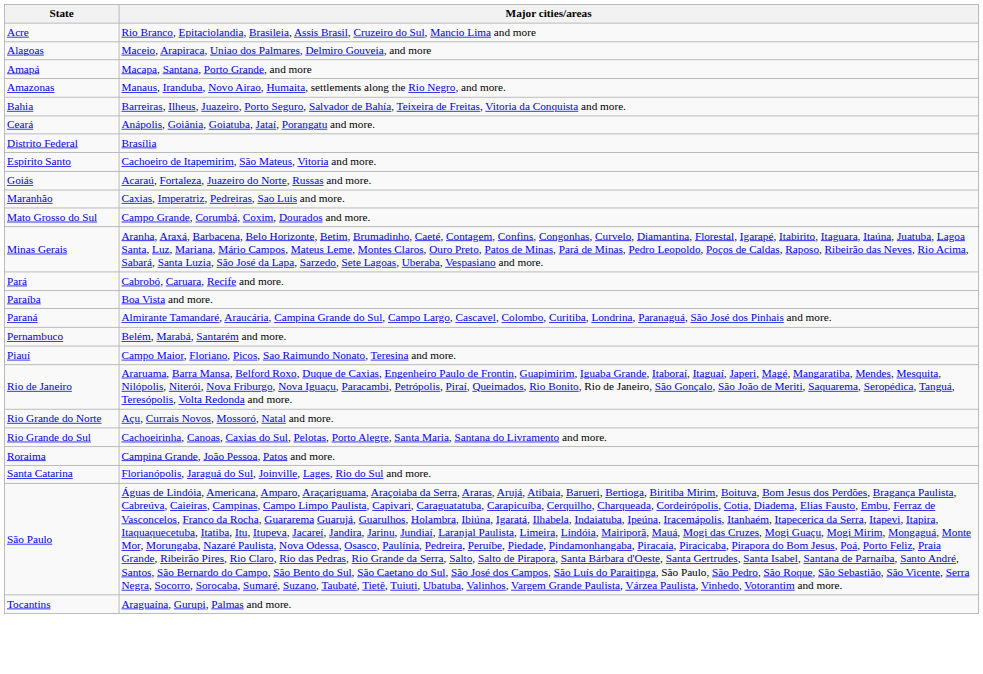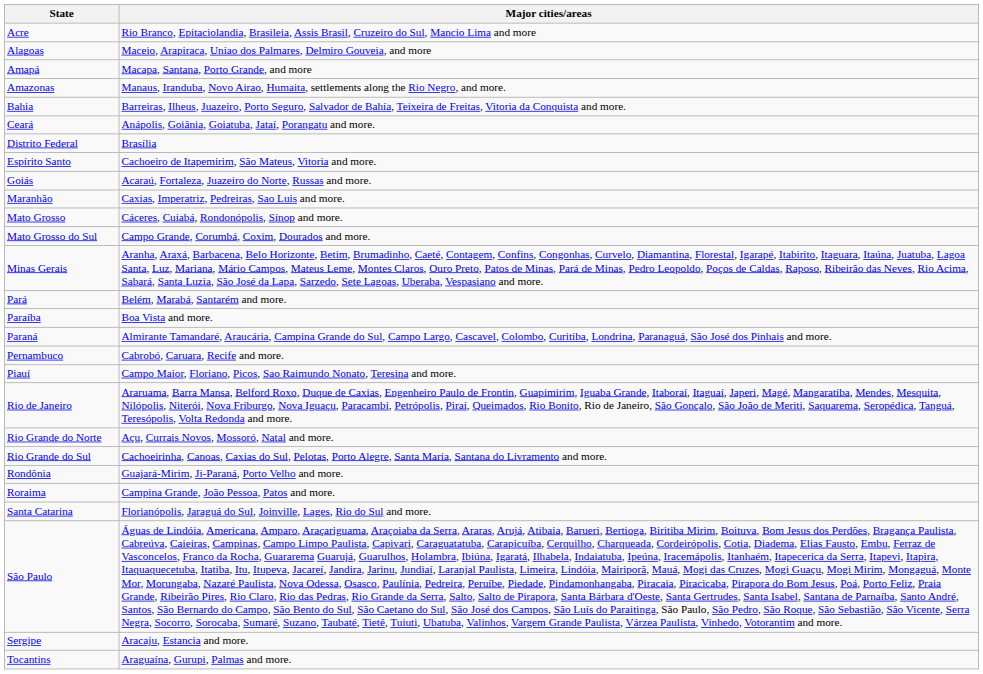+ row: (36, 217)
(203, 281) Cabrobó, Caruara, Recife and more. -> (204, 300) Belém, Marabá, Santarém and more.
(204, 337) Belém, Marabá, Santarém and more. -> (203, 355) Cabrobó, Caruara, Recife and more.
+ row: (29, 474)
+ row: (24, 641)
